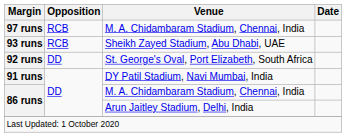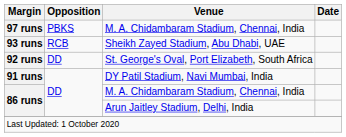(58, 28) RCB -> (61, 28) PBKS
